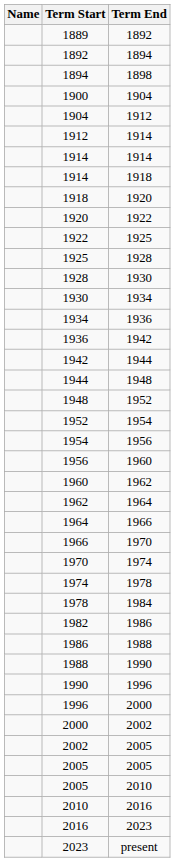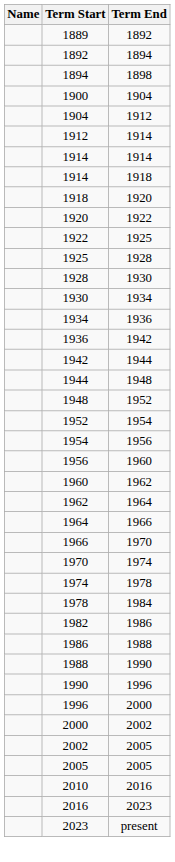- row: (75, 786)
